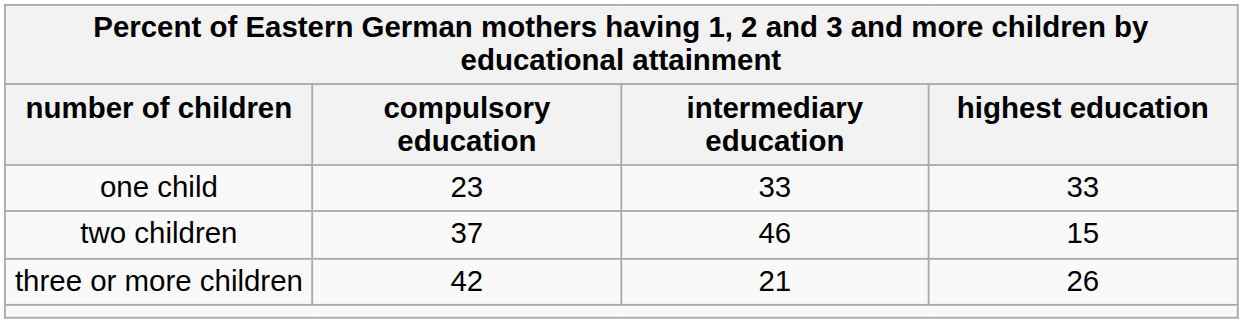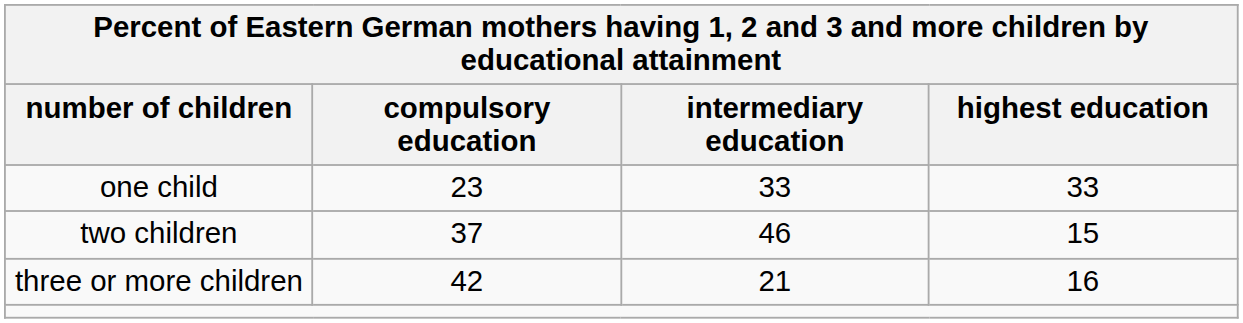(1083, 280) 26 -> (1083, 280) 16
